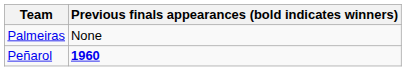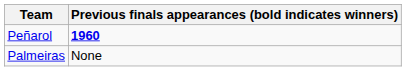rows swapped: (30, 55) <-> (36, 35)
